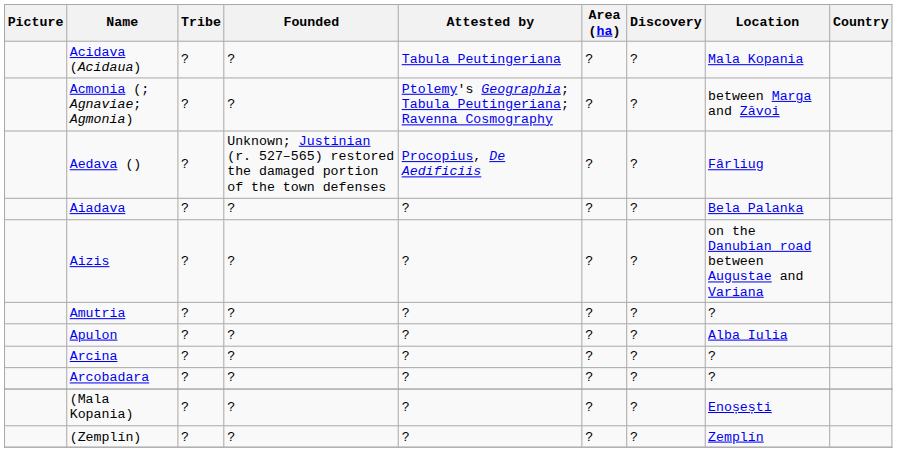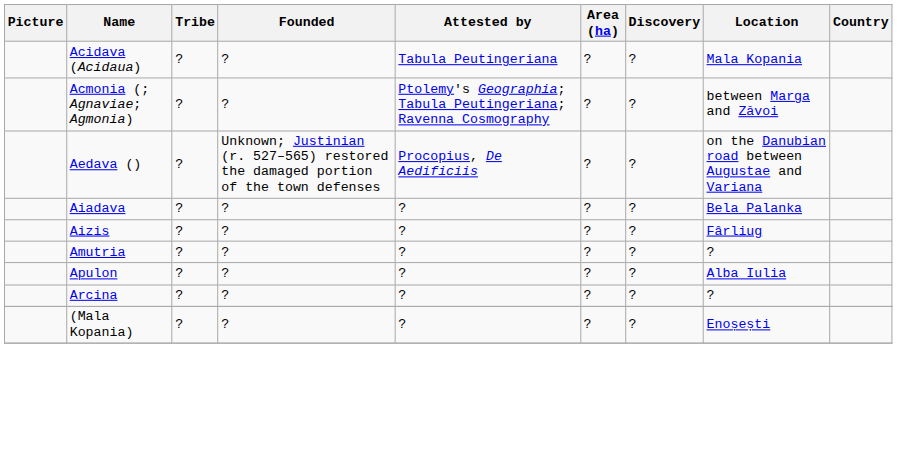(736, 164) Fârliug -> (766, 164) on the Danubian road between Augustae and Variana
(760, 261) on the Danubian road between Augustae and Variana -> (734, 230) Fârliug
- row: (109, 378)
- row: (105, 437)
